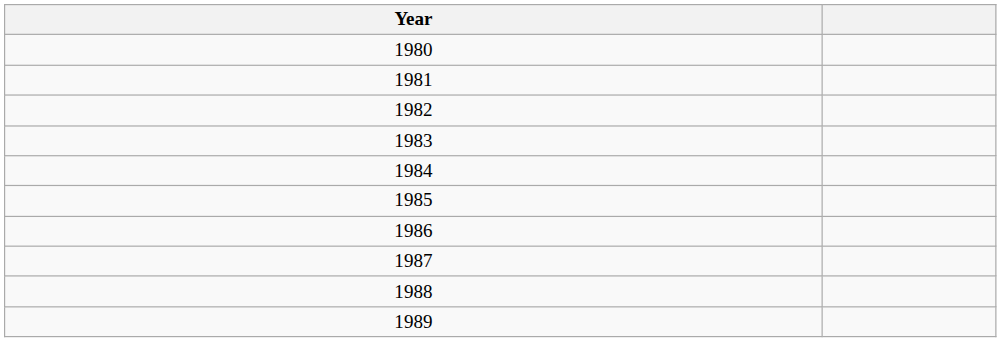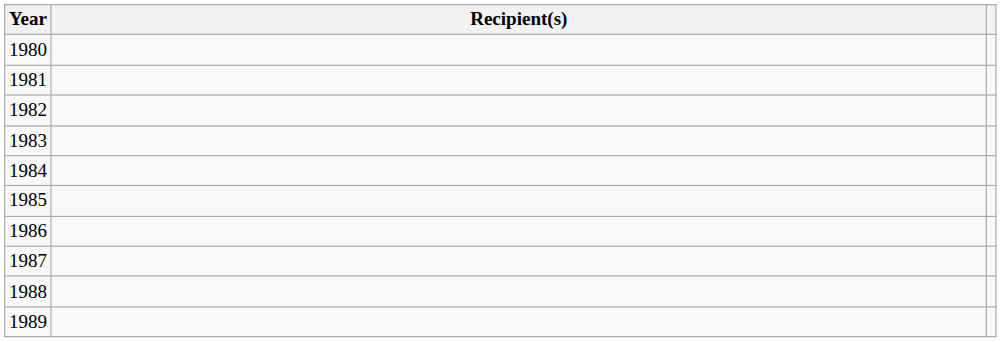+ column: (519, 19)
